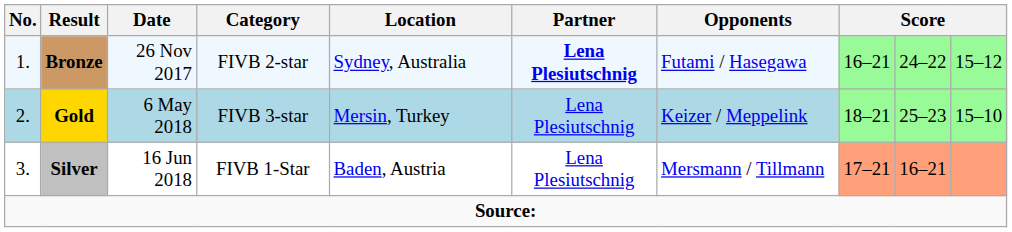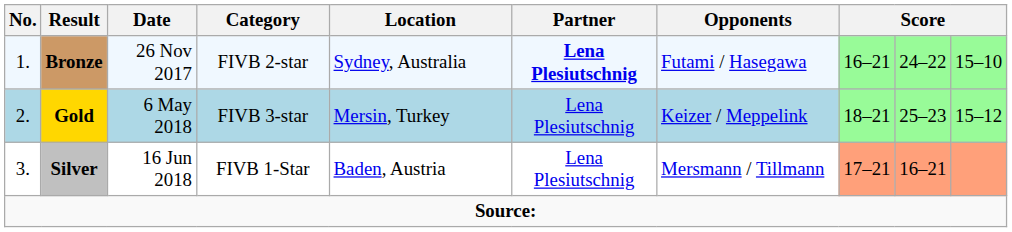(979, 62) 15–12 -> (979, 62) 15–10
(979, 115) 15–10 -> (979, 115) 15–12
